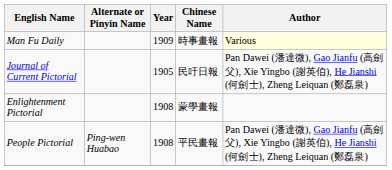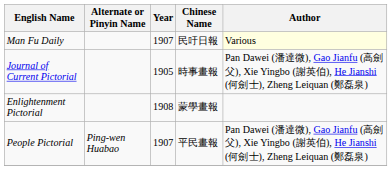(163, 40) 1909 -> (163, 40) 1907
(198, 40) 時事畫報 -> (198, 40) 民吁日報
(198, 71) 民吁日報 -> (198, 71) 時事畫報
(163, 143) 1908 -> (163, 143) 1907
